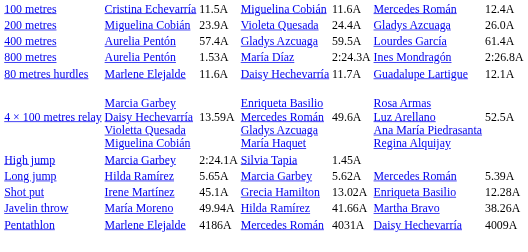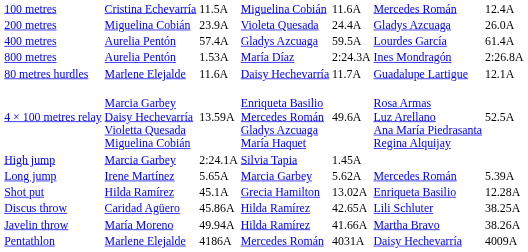(139, 176) Hilda Ramírez -> (140, 176) Irene Martínez
(140, 192) Irene Martínez -> (139, 192) Hilda Ramírez
+ row: (36, 208)
